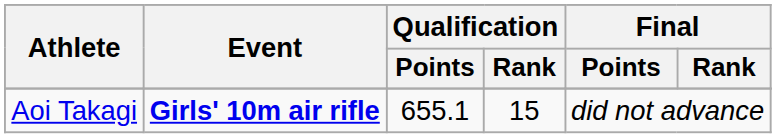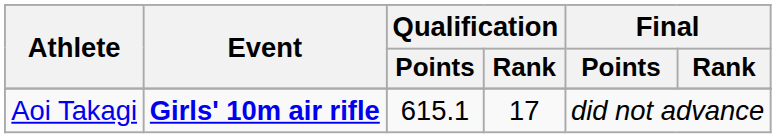(435, 111) 655.1 -> (435, 111) 615.1
(524, 111) 15 -> (524, 111) 17
